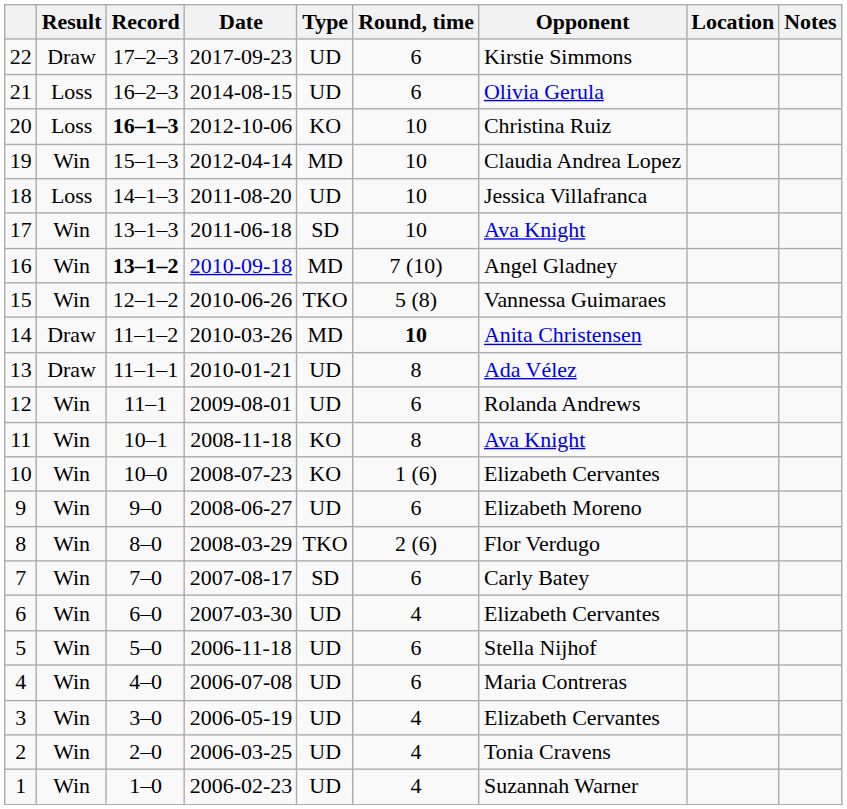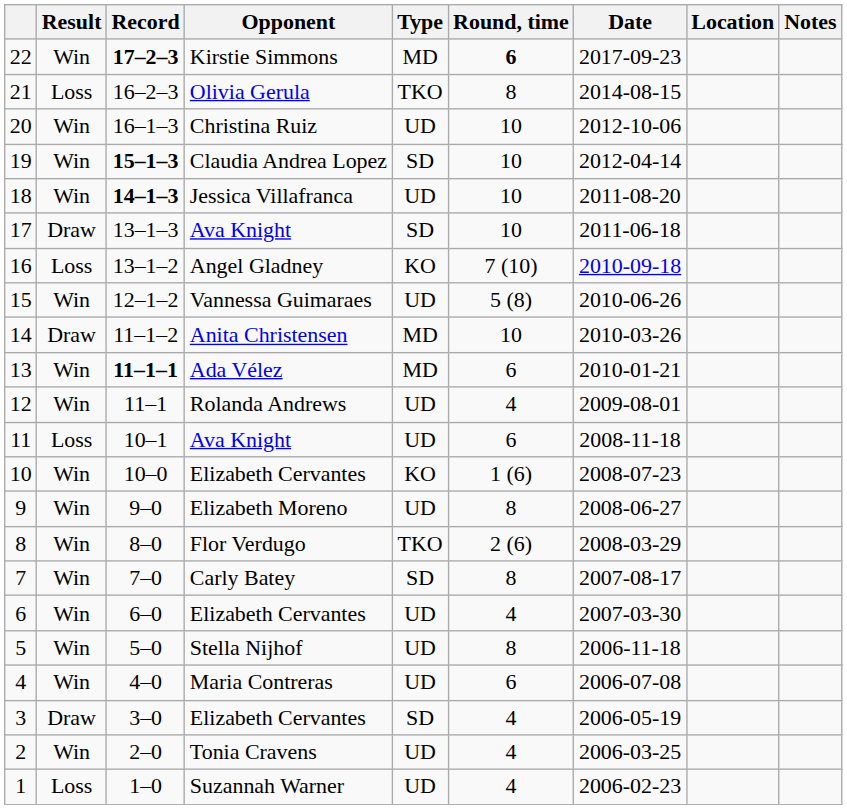columns swapped: (583, 21) <-> (241, 21)
(72, 56) Draw -> (72, 56) Win
(146, 56) normal -> (146, 56) bold
(325, 56) UD -> (420, 56) MD
(416, 56) normal -> (511, 56) bold
(325, 91) UD -> (420, 91) TKO
(416, 91) 6 -> (511, 91) 8
(72, 126) Loss -> (72, 126) Win
(146, 126) bold -> (146, 126) normal
(325, 126) KO -> (420, 126) UD
(146, 160) normal -> (146, 160) bold
(325, 160) MD -> (420, 160) SD
(72, 195) Loss -> (72, 195) Win
(146, 195) normal -> (146, 195) bold
(72, 230) Win -> (72, 230) Draw
(72, 265) Win -> (72, 265) Loss
(146, 265) bold -> (146, 265) normal
(325, 265) MD -> (420, 265) KO
(325, 299) TKO -> (420, 299) UD
(416, 334) bold -> (511, 334) normal
(72, 369) Draw -> (72, 369) Win
(146, 369) normal -> (146, 369) bold
(325, 369) UD -> (420, 369) MD
(416, 369) 8 -> (511, 369) 6
(416, 404) 6 -> (511, 404) 4
(72, 439) Win -> (72, 439) Loss
(325, 439) KO -> (420, 439) UD
(416, 439) 8 -> (511, 439) 6
(416, 508) 6 -> (511, 508) 8
(416, 578) 6 -> (511, 578) 8
(416, 647) 6 -> (511, 647) 8
(72, 717) Win -> (72, 717) Draw
(325, 717) UD -> (420, 717) SD
(72, 786) Win -> (72, 786) Loss
